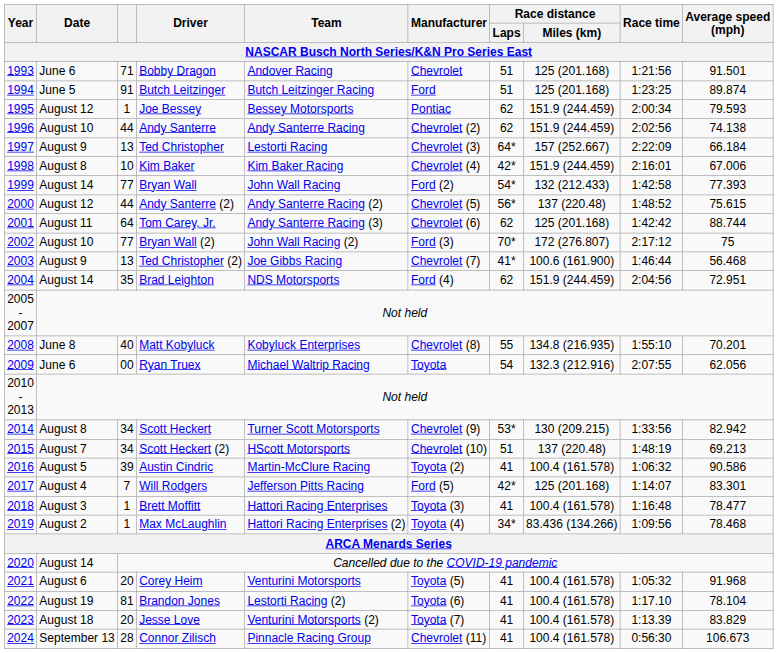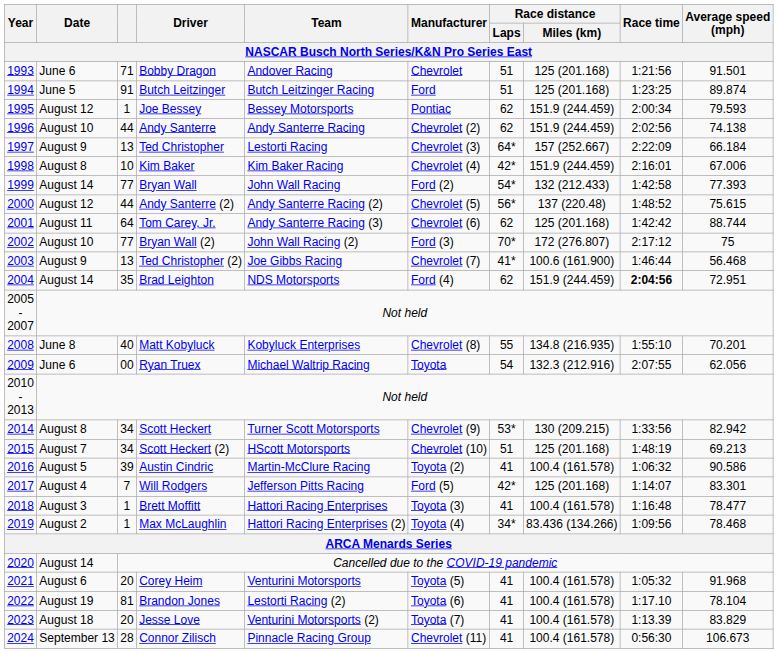(651, 280) normal -> (651, 280) bold
(572, 448) 137 (220.48) -> (572, 448) 125 (201.168)
